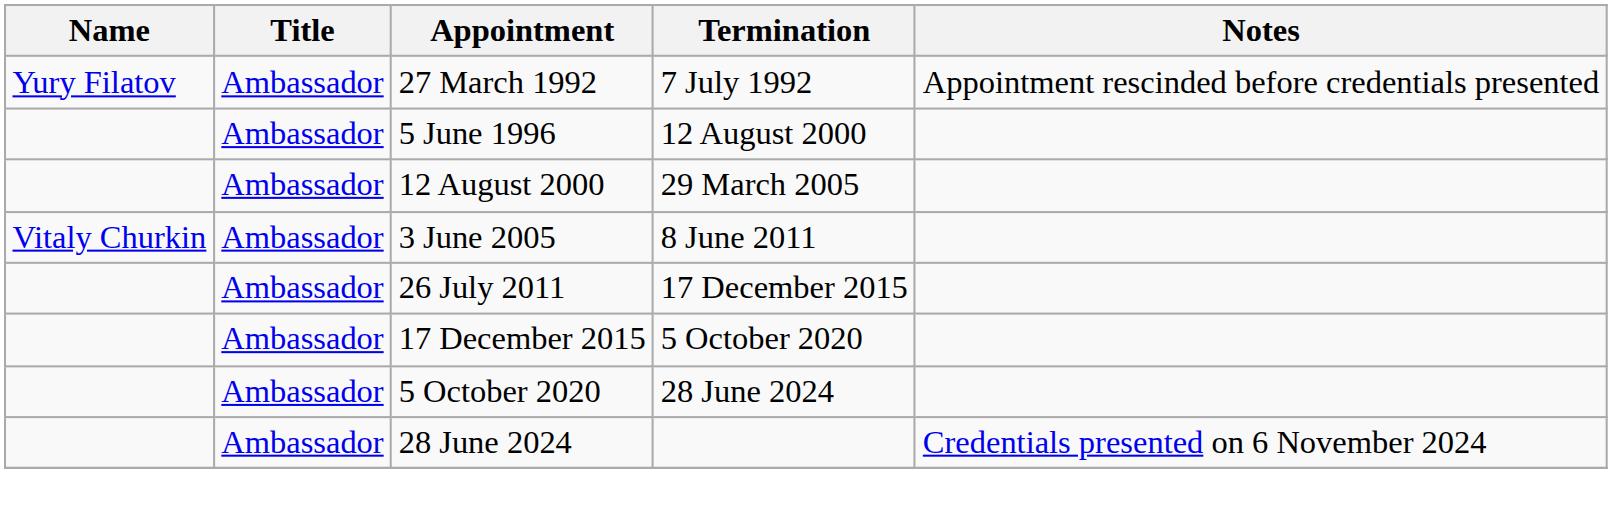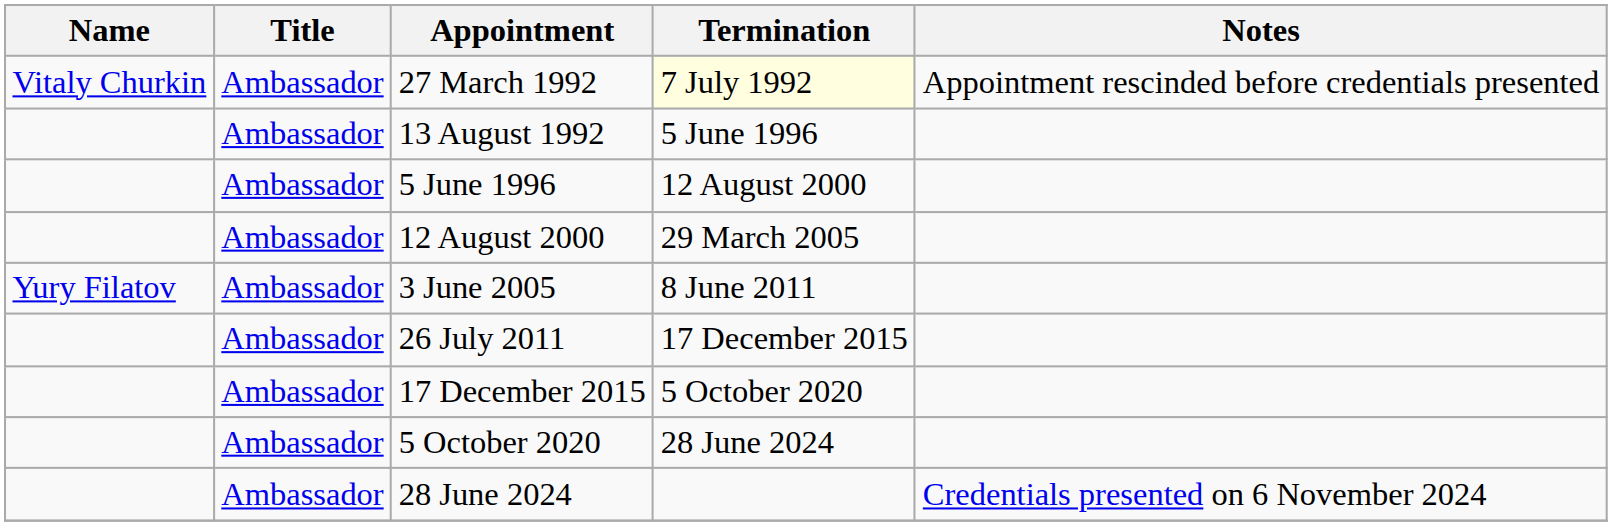(94, 81) Yury Filatov -> (109, 81) Vitaly Churkin
(737, 81) no background -> (737, 81) lightyellow background
+ row: (502, 133)
(109, 236) Vitaly Churkin -> (94, 287) Yury Filatov
